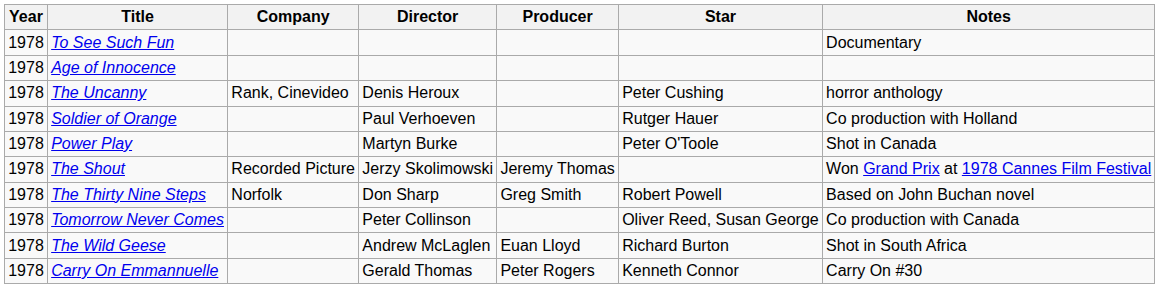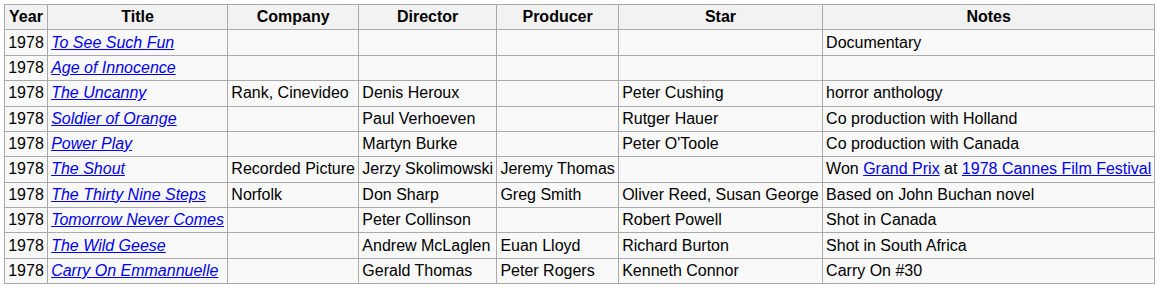(881, 144) Shot in Canada -> (923, 144) Co production with Canada
(672, 194) Robert Powell -> (720, 194) Oliver Reed, Susan George
(720, 220) Oliver Reed, Susan George -> (672, 220) Robert Powell
(923, 220) Co production with Canada -> (881, 220) Shot in Canada
